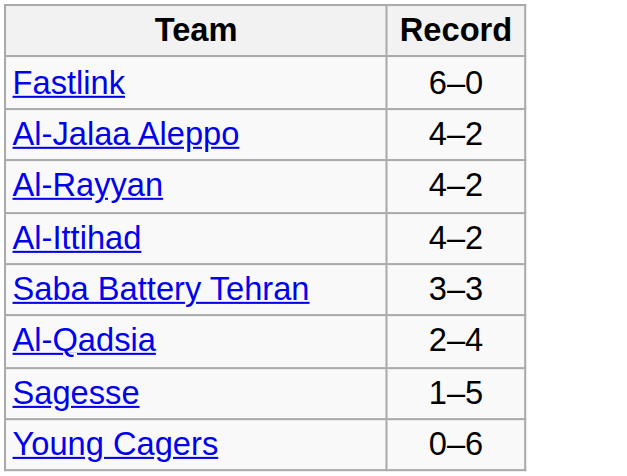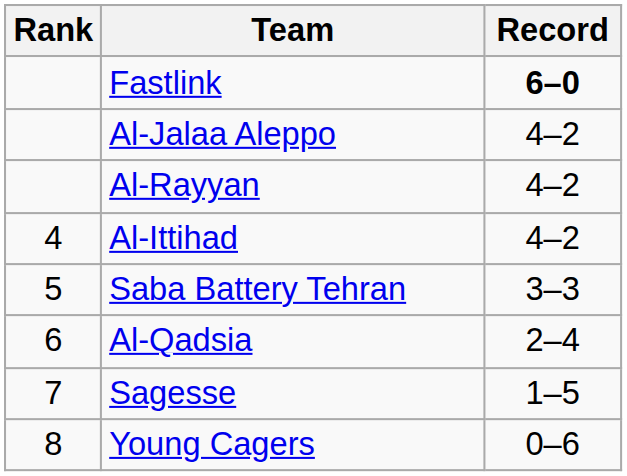+ column: (53, 30)
(456, 82) normal -> (553, 82) bold
